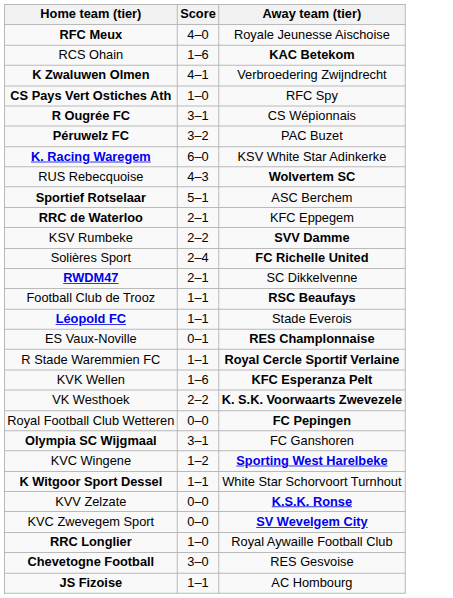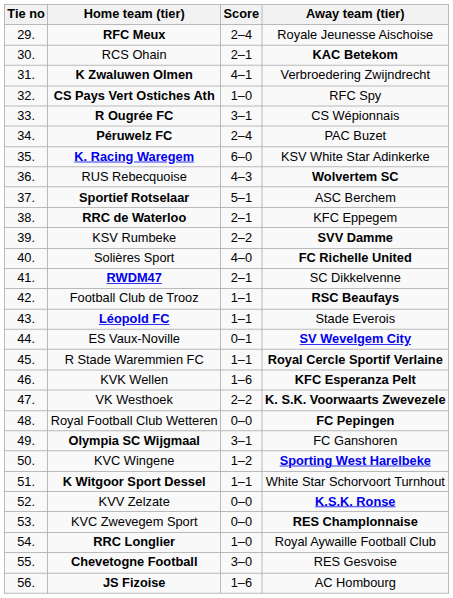+ column: (26, 14)
(198, 34) 4–0 -> (241, 34) 2–4
(198, 55) 1–6 -> (241, 55) 2–1
(198, 136) 3–2 -> (241, 136) 2–4
(198, 258) 2–4 -> (241, 258) 4–0
(312, 339) RES Champlonnaise -> (355, 339) SV Wevelgem City
(312, 522) SV Wevelgem City -> (355, 522) RES Champlonnaise
(198, 583) 1–1 -> (241, 583) 1–6
